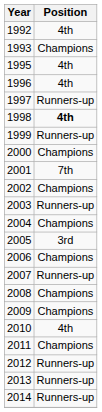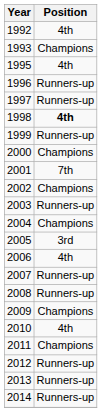(65, 83) 4th -> (65, 83) Runners-up
(65, 258) Champions -> (65, 258) 4th
(65, 293) Champions -> (65, 293) Runners-up
